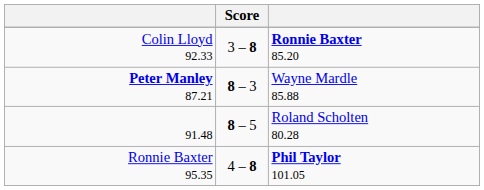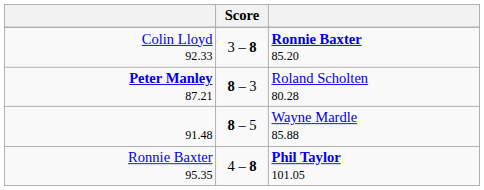(314, 86) Wayne Mardle 85.88 -> (320, 86) Roland Scholten 80.28
(320, 126) Roland Scholten 80.28 -> (314, 126) Wayne Mardle 85.88
